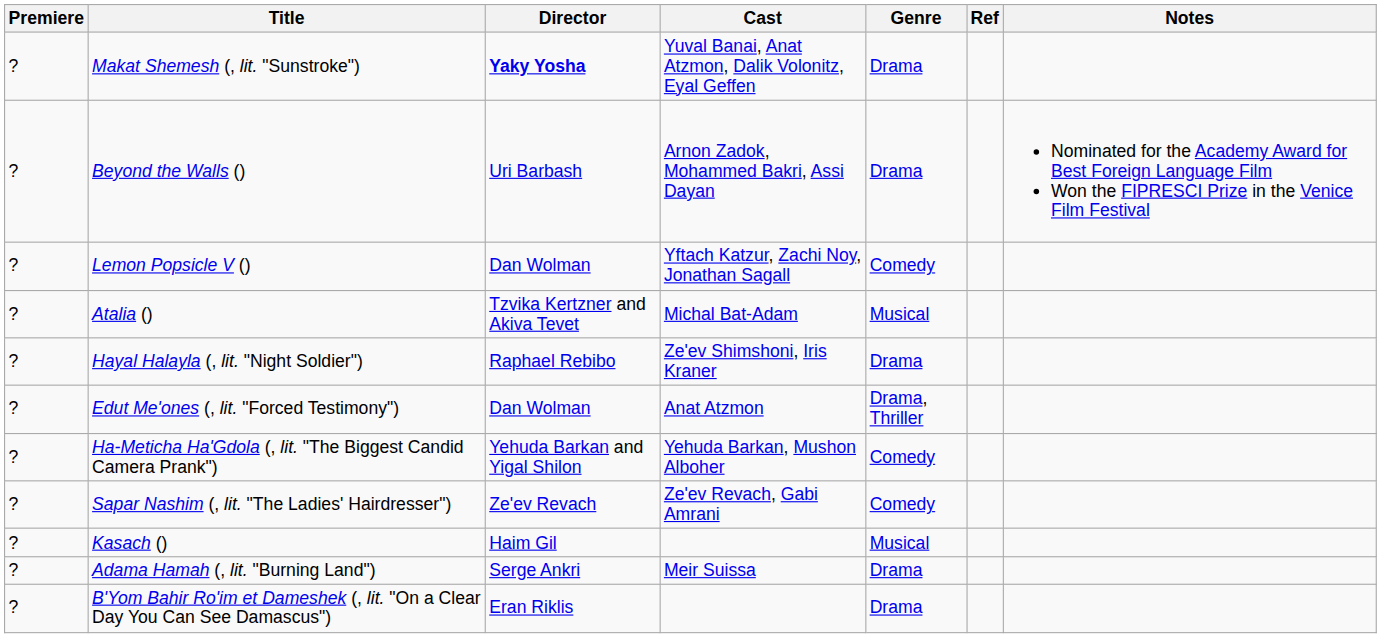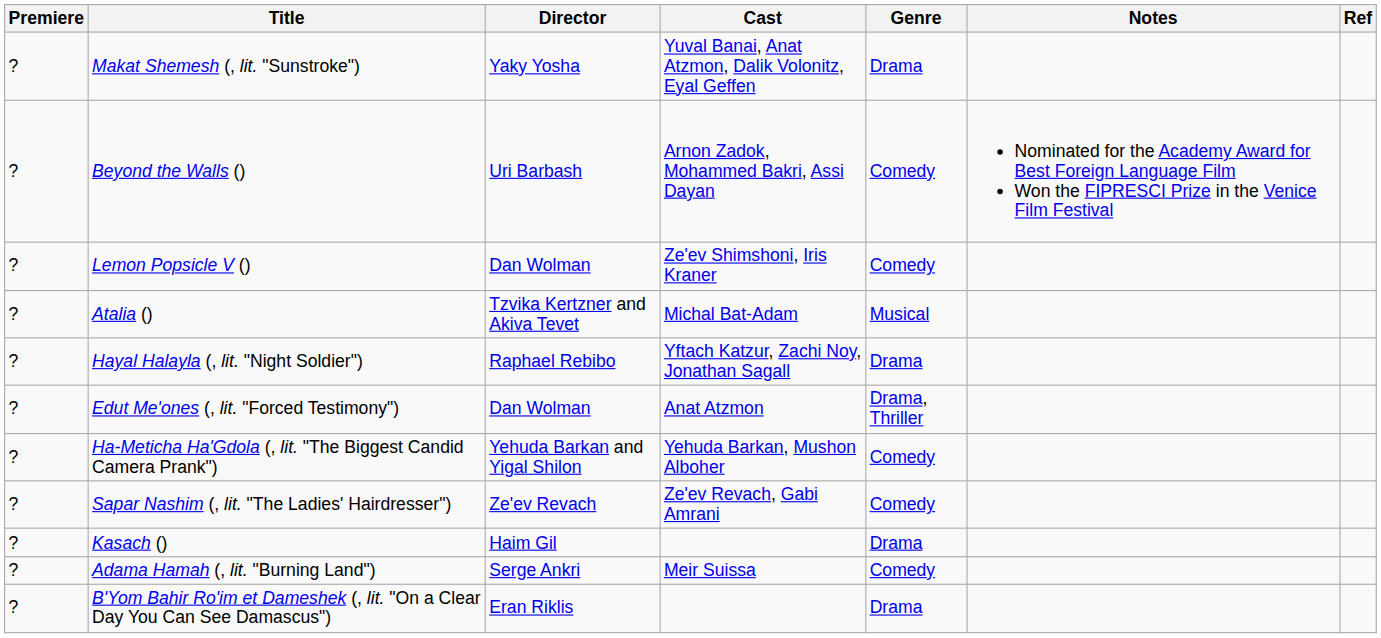columns swapped: (1190, 18) <-> (985, 18)
(537, 66) bold -> (535, 66) normal
(896, 171) Drama -> (902, 171) Comedy
(763, 266) Yftach Katzur, Zachi Noy, Jonathan Sagall -> (745, 266) Ze'ev Shimshoni, Iris Kraner
(745, 361) Ze'ev Shimshoni, Iris Kraner -> (763, 361) Yftach Katzur, Zachi Noy, Jonathan Sagall
(899, 542) Musical -> (896, 542) Drama
(896, 570) Drama -> (902, 570) Comedy
